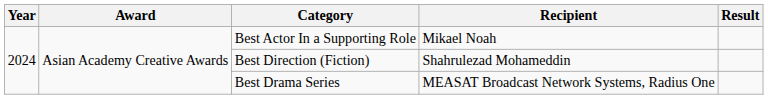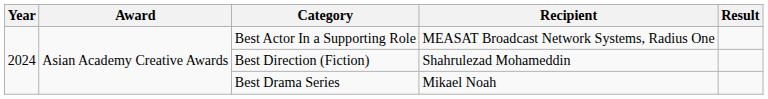(459, 37) Mikael Noah -> (569, 37) MEASAT Broadcast Network Systems, Radius One
(569, 82) MEASAT Broadcast Network Systems, Radius One -> (459, 82) Mikael Noah
